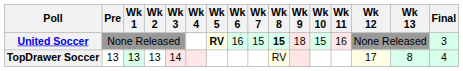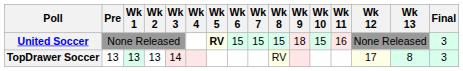(238, 41) 16 -> (238, 41) 15
(279, 41) bold -> (279, 41) normal
(444, 58) 4 -> (444, 58) 3
